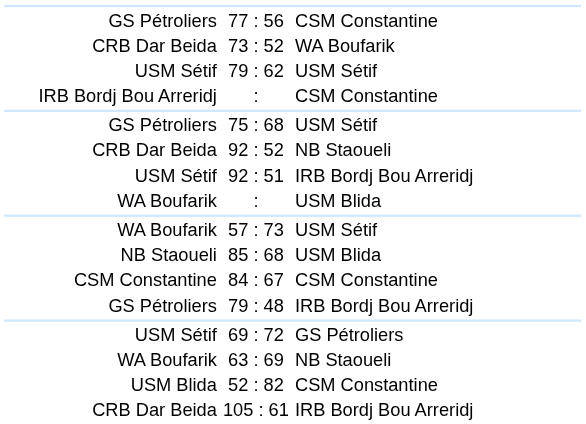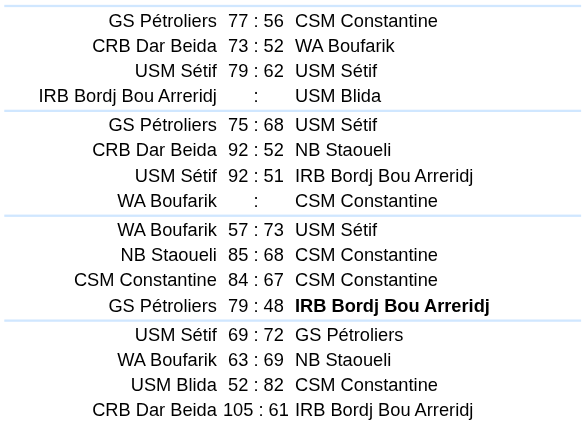(366, 95) CSM Constantine -> (338, 95) USM Blida
(338, 200) USM Blida -> (366, 200) CSM Constantine
(338, 255) USM Blida -> (366, 255) CSM Constantine
(384, 305) normal -> (392, 305) bold
